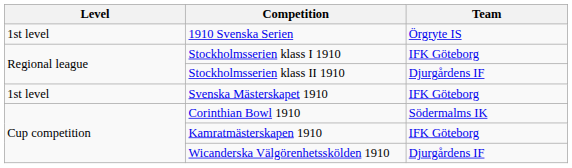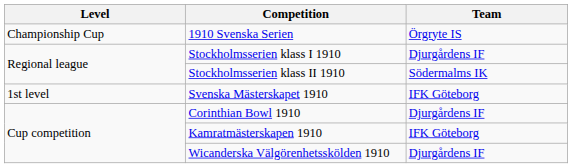(28, 34) 1st level -> (56, 34) Championship Cup
(444, 53) IFK Göteborg -> (447, 53) Djurgårdens IF
(447, 73) Djurgårdens IF -> (448, 73) Södermalms IK
(448, 113) Södermalms IK -> (447, 113) Djurgårdens IF
